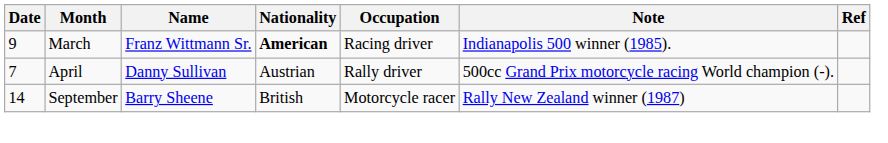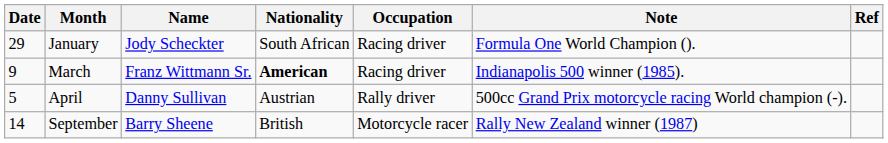+ row: (74, 44)
(12, 70) 7 -> (12, 97) 5
